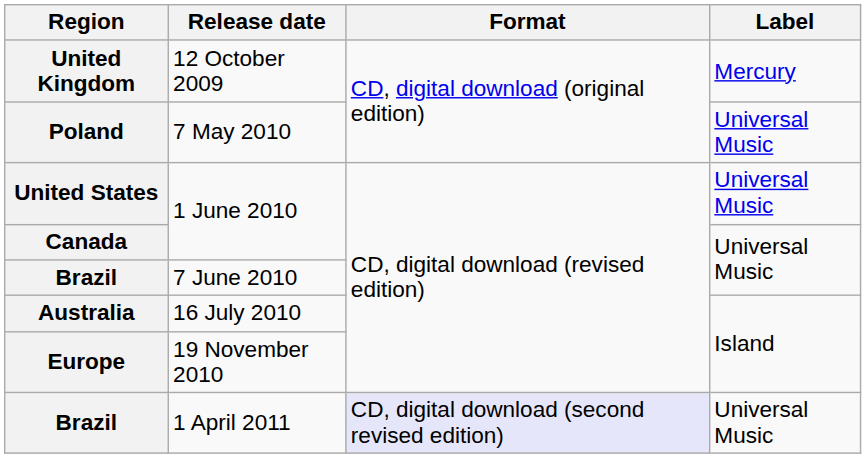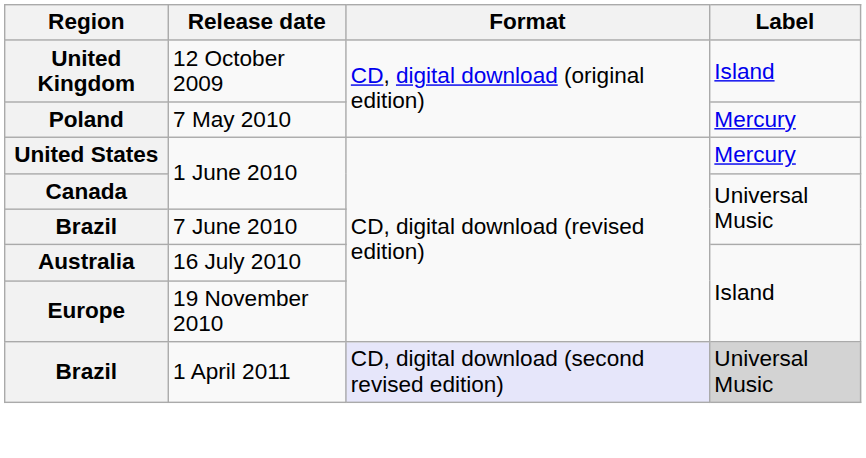(755, 70) Mercury -> (744, 70) Island
(761, 132) Universal Music -> (755, 119) Mercury
(761, 193) Universal Music -> (755, 155) Mercury
(761, 422) no background -> (761, 372) lightgrey background
